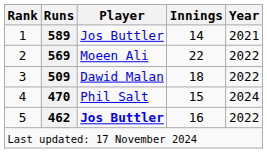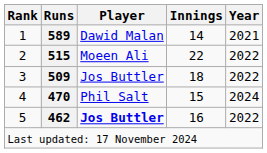(122, 35) Jos Buttler -> (122, 35) Dawid Malan
(59, 56) 569 -> (59, 56) 515
(122, 76) Dawid Malan -> (122, 76) Jos Buttler
